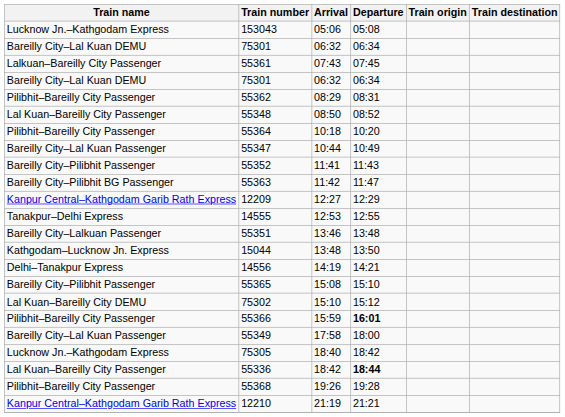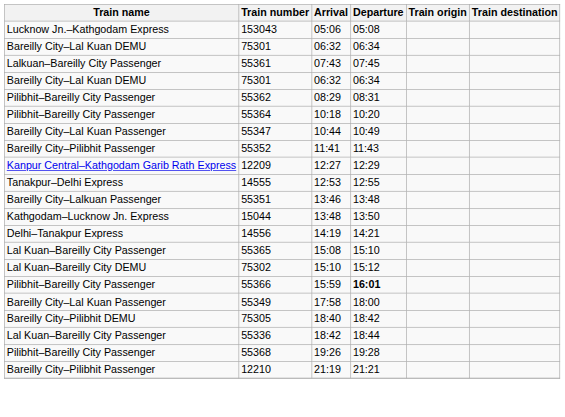- row: (256, 115)
- row: (256, 183)
(81, 285) Bareilly City–Pilibhit Passenger -> (86, 251) Lal Kuan–Bareilly City Passenger
(88, 353) Lucknow Jn.–Kathgodam Express -> (71, 319) Bareilly City–Pilibhit DEMU
(367, 370) bold -> (366, 336) normal
(122, 404) Kanpur Central–Kathgodam Garib Rath Express -> (81, 370) Bareilly City–Pilibhit Passenger
